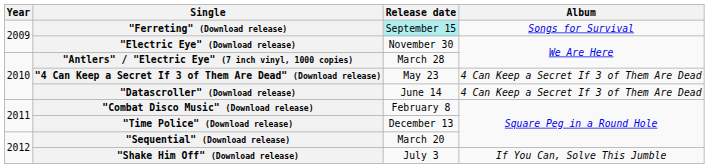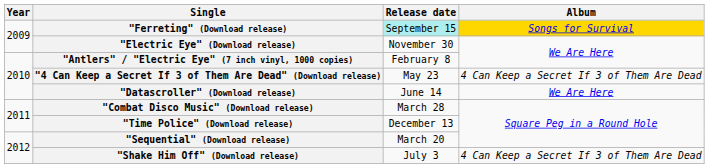(581, 28) no background -> (581, 28) gold background
(421, 60) March 28 -> (421, 60) February 8
(581, 92) 4 Can Keep a Secret If 3 of Them Are Dead -> (581, 92) We Are Here
(421, 108) February 8 -> (421, 108) March 28
(581, 155) If You Can, Solve This Jumble -> (581, 155) 4 Can Keep a Secret If 3 of Them Are Dead
